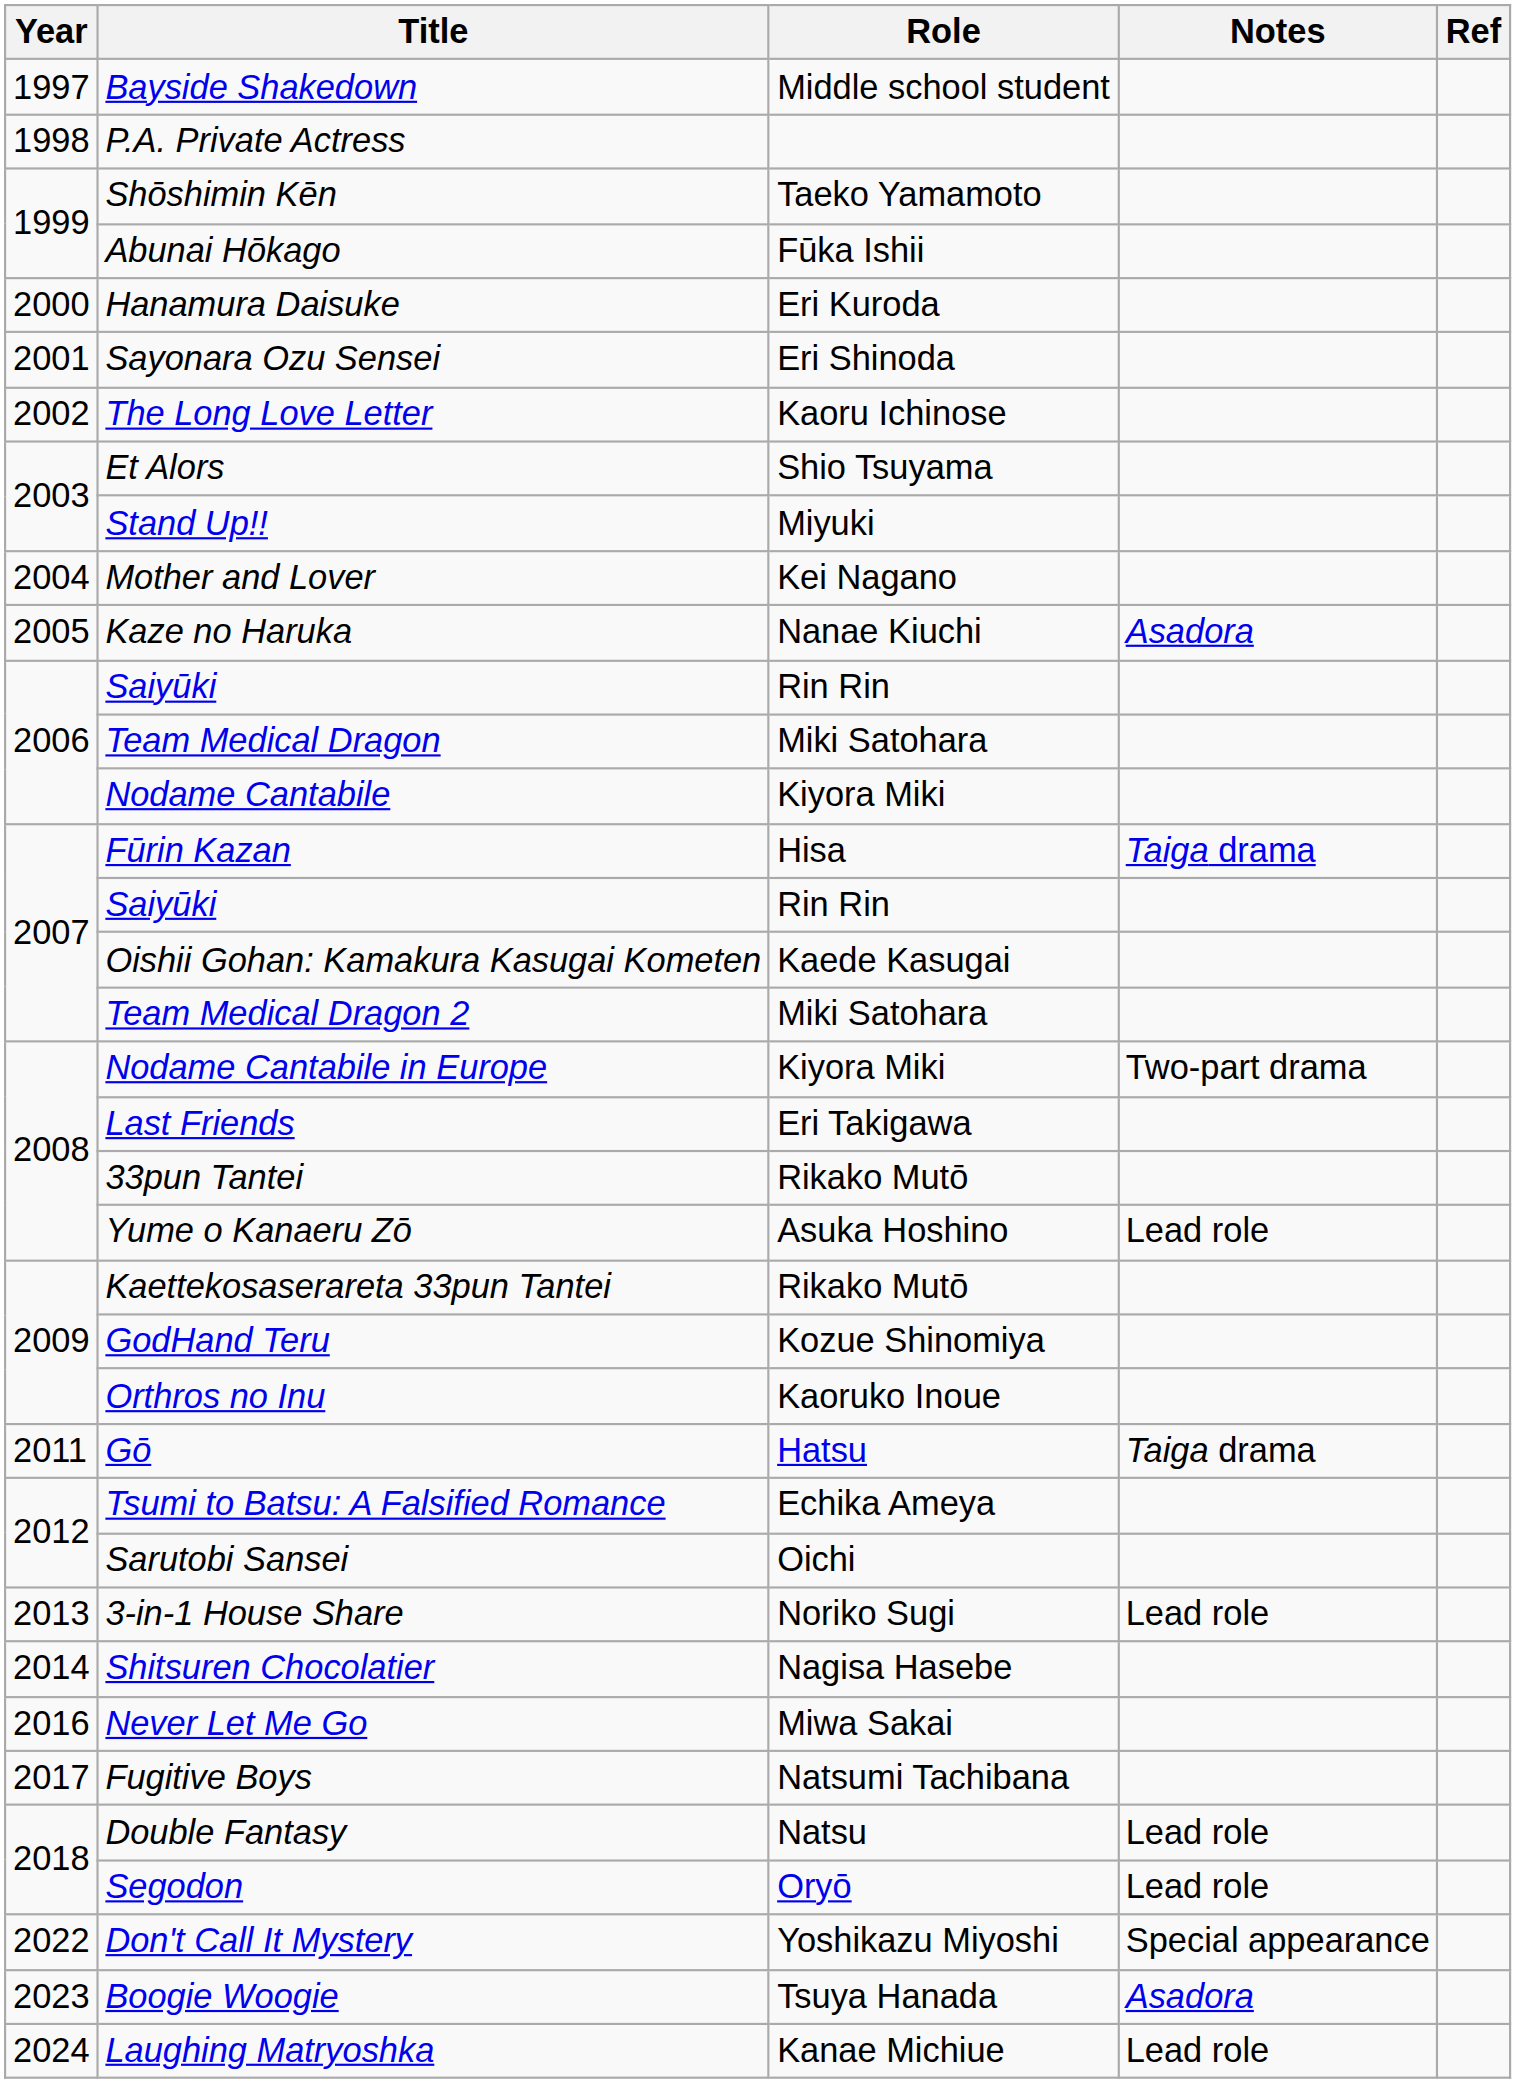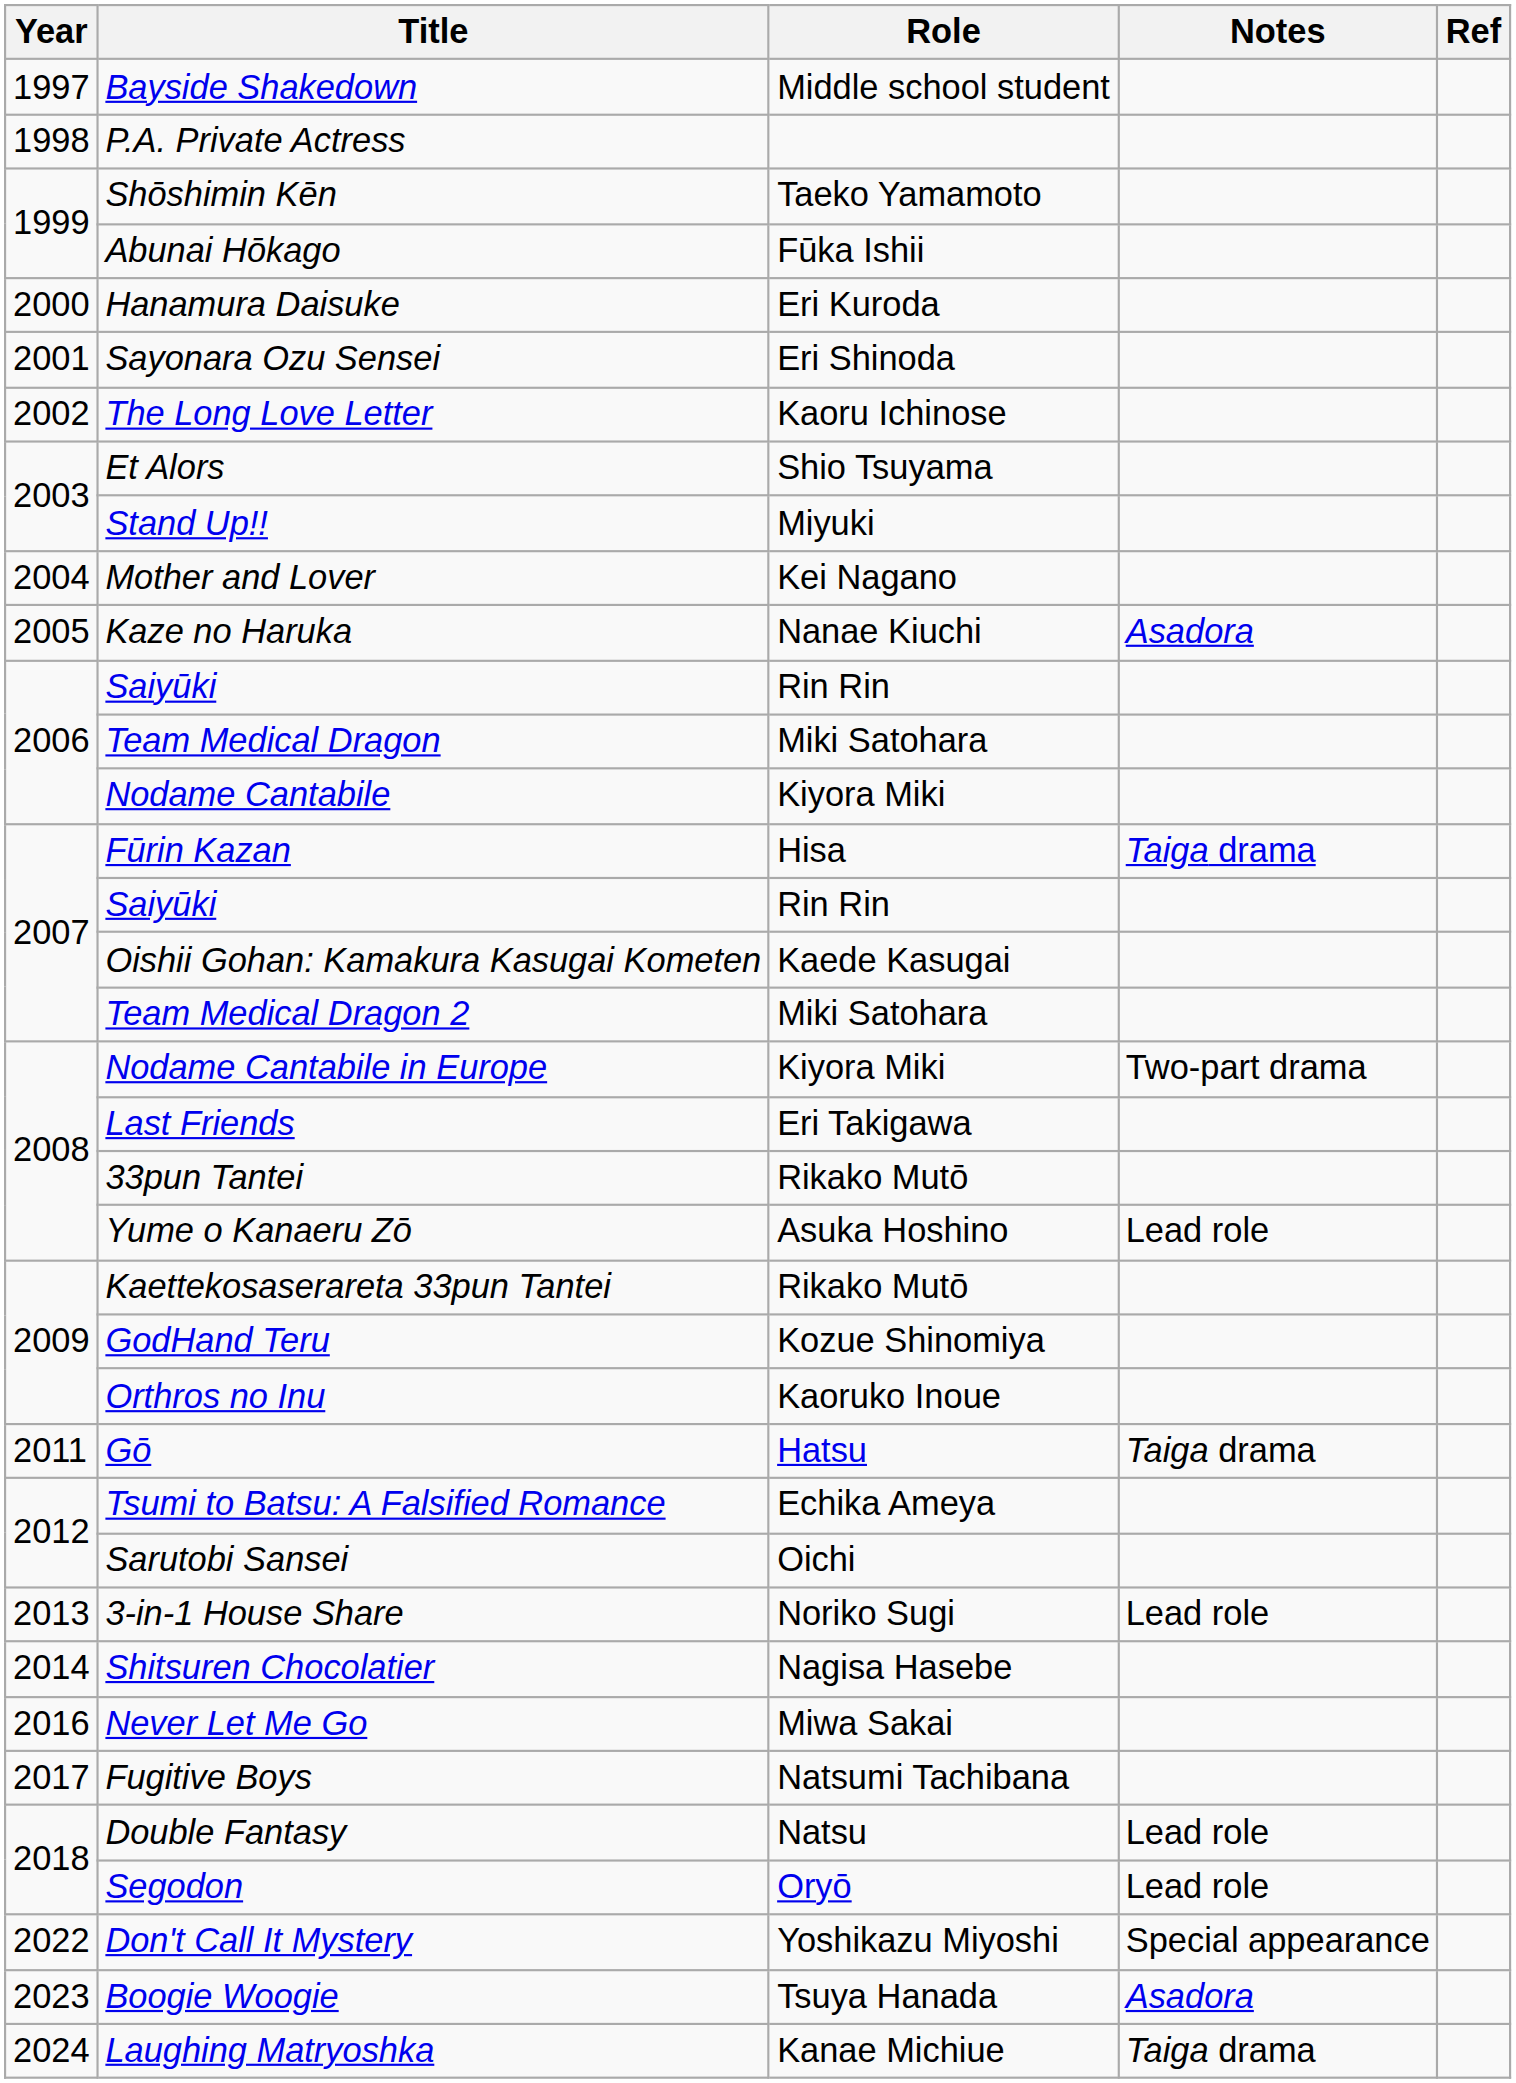(1197, 2050) Lead role -> (1221, 2050) Taiga drama
